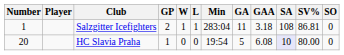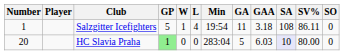(167, 27) 2 -> (167, 27) 5
(196, 27) 1 -> (196, 27) 4
(217, 27) 283:04 -> (217, 27) 19:54
(309, 27) 86.81 -> (309, 27) 86.11
(167, 42) no background -> (167, 42) lightgreen background
(217, 42) 19:54 -> (217, 42) 283:04
(264, 42) 6.08 -> (264, 42) 6.03
